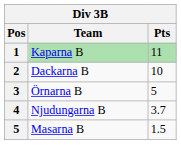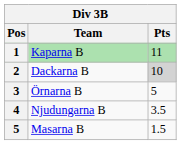(157, 71) no background -> (157, 71) lightgrey background
(158, 110) 3.7 -> (158, 110) 3.5
